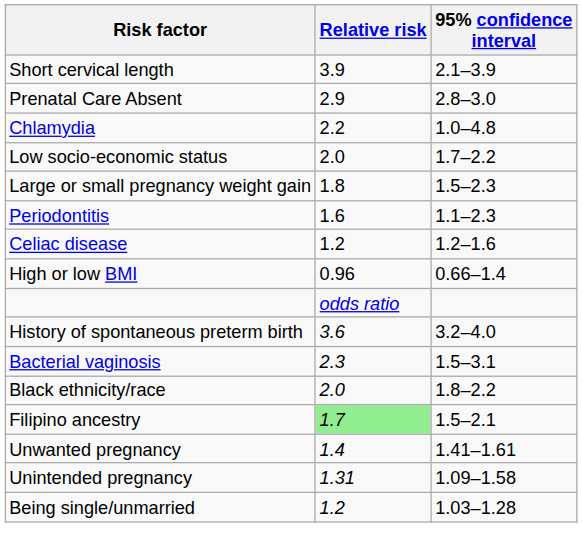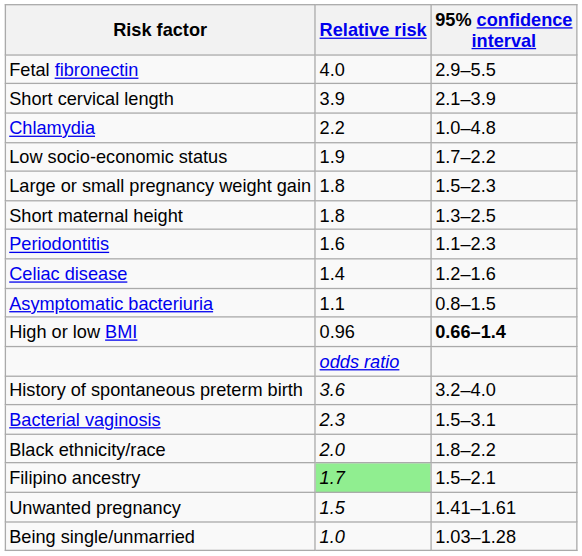+ row: (74, 69)
- row: (96, 98)
(332, 157) 2.0 -> (332, 157) 1.9
+ row: (96, 215)
(332, 244) 1.2 -> (332, 274) 1.4
+ row: (111, 303)
(471, 274) normal -> (471, 332) bold
(332, 449) 1.4 -> (332, 507) 1.5
- row: (101, 478)
(332, 507) 1.2 -> (332, 536) 1.0
